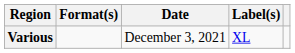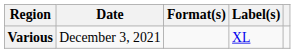columns swapped: (175, 15) <-> (89, 15)
